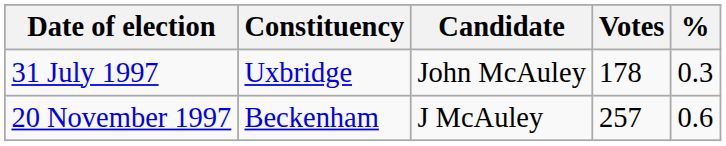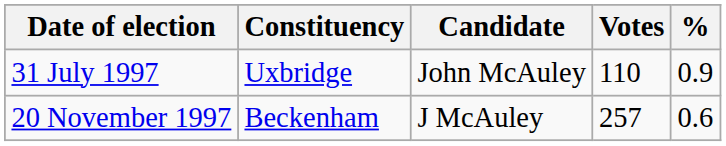(620, 72) 178 -> (620, 72) 110
(695, 72) 0.3 -> (695, 72) 0.9
